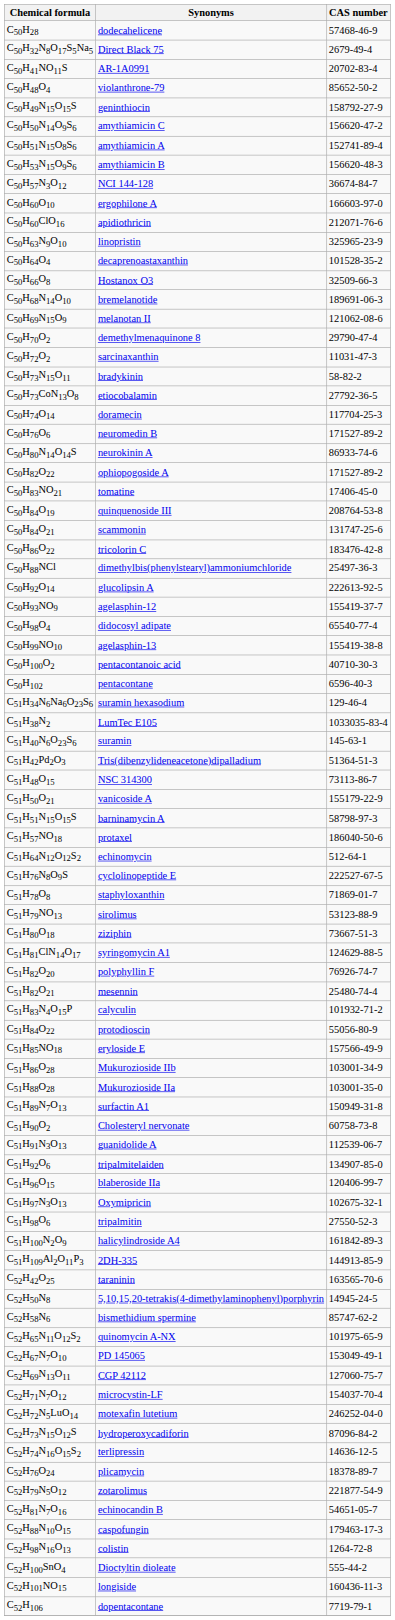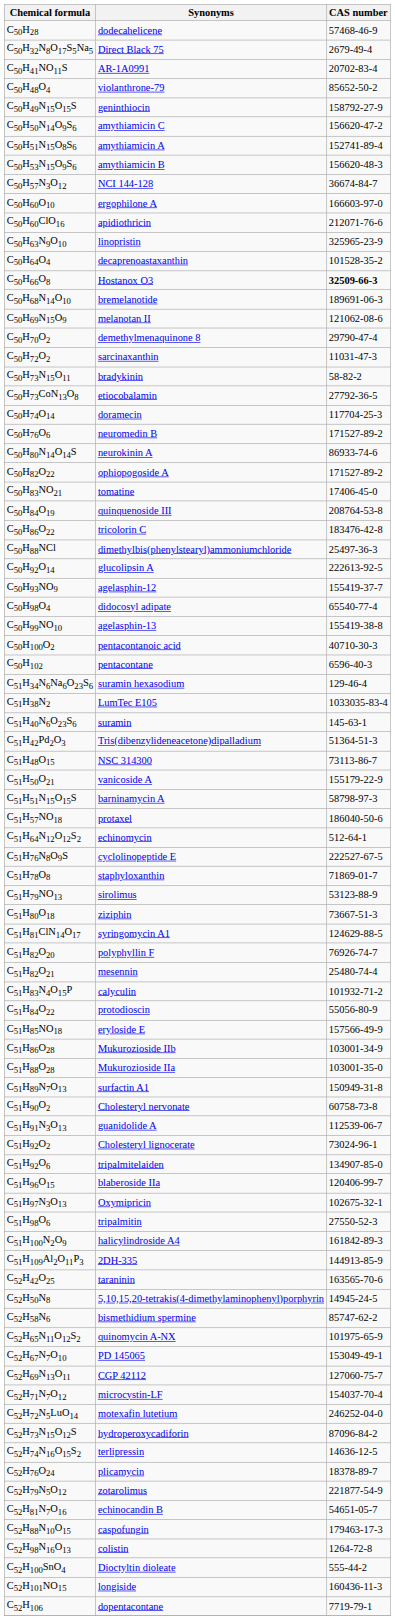(353, 280) normal -> (353, 280) bold
- row: (31, 530)
+ row: (29, 1145)
